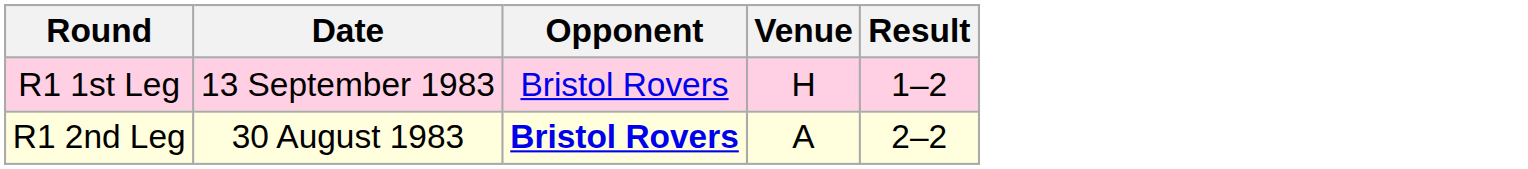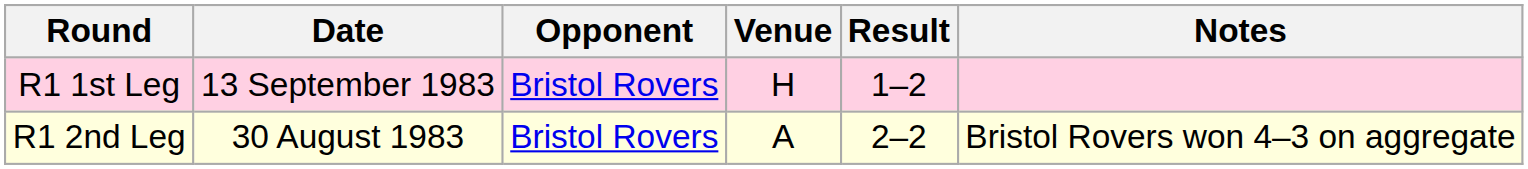+ column: (1240, 31)
(625, 137) bold -> (614, 137) normal
